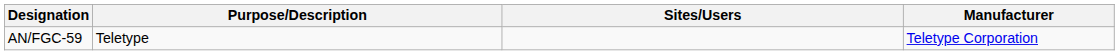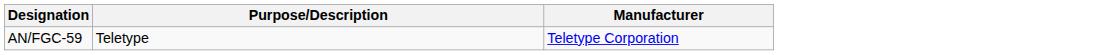- column: (703, 15)
